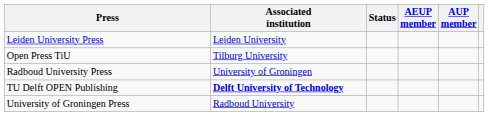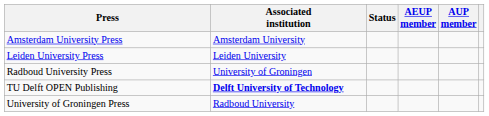+ row: (65, 39)
- row: (39, 55)
